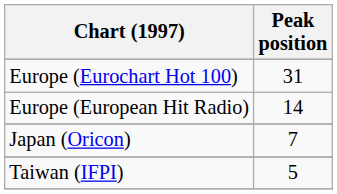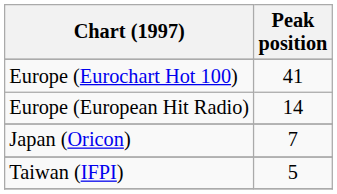(293, 75) 31 -> (293, 75) 41
